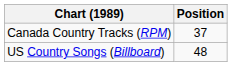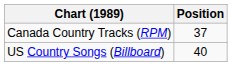(200, 52) 48 -> (200, 52) 40
